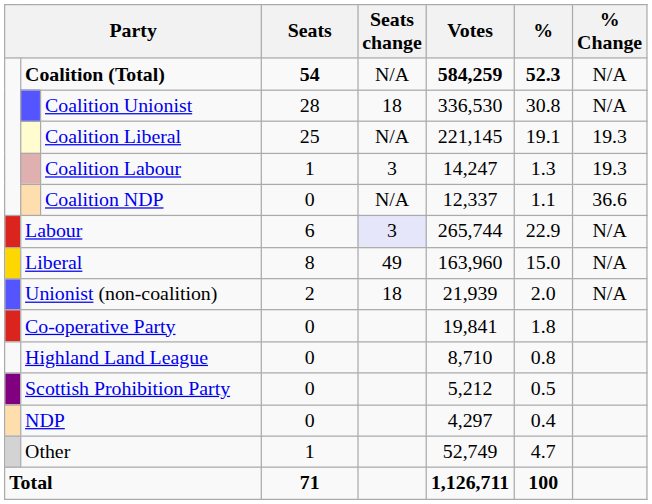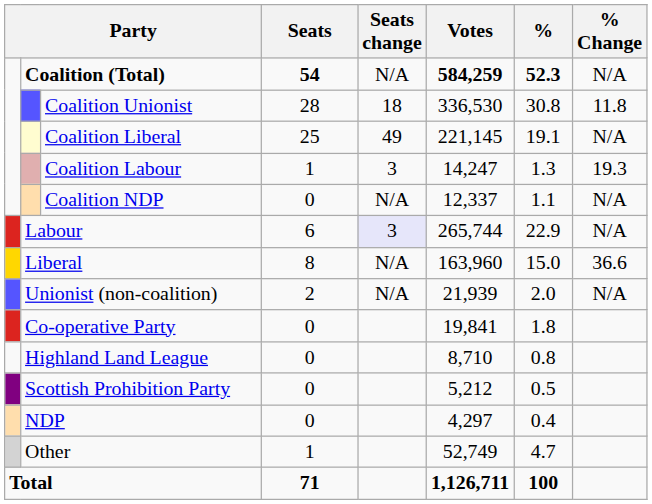(610, 105) N/A -> (610, 105) 11.8
(392, 136) N/A -> (392, 136) 49
(610, 136) 19.3 -> (610, 136) N/A
(610, 199) 36.6 -> (610, 199) N/A
(392, 262) 49 -> (392, 262) N/A
(610, 262) N/A -> (610, 262) 36.6
(392, 294) 18 -> (392, 294) N/A
